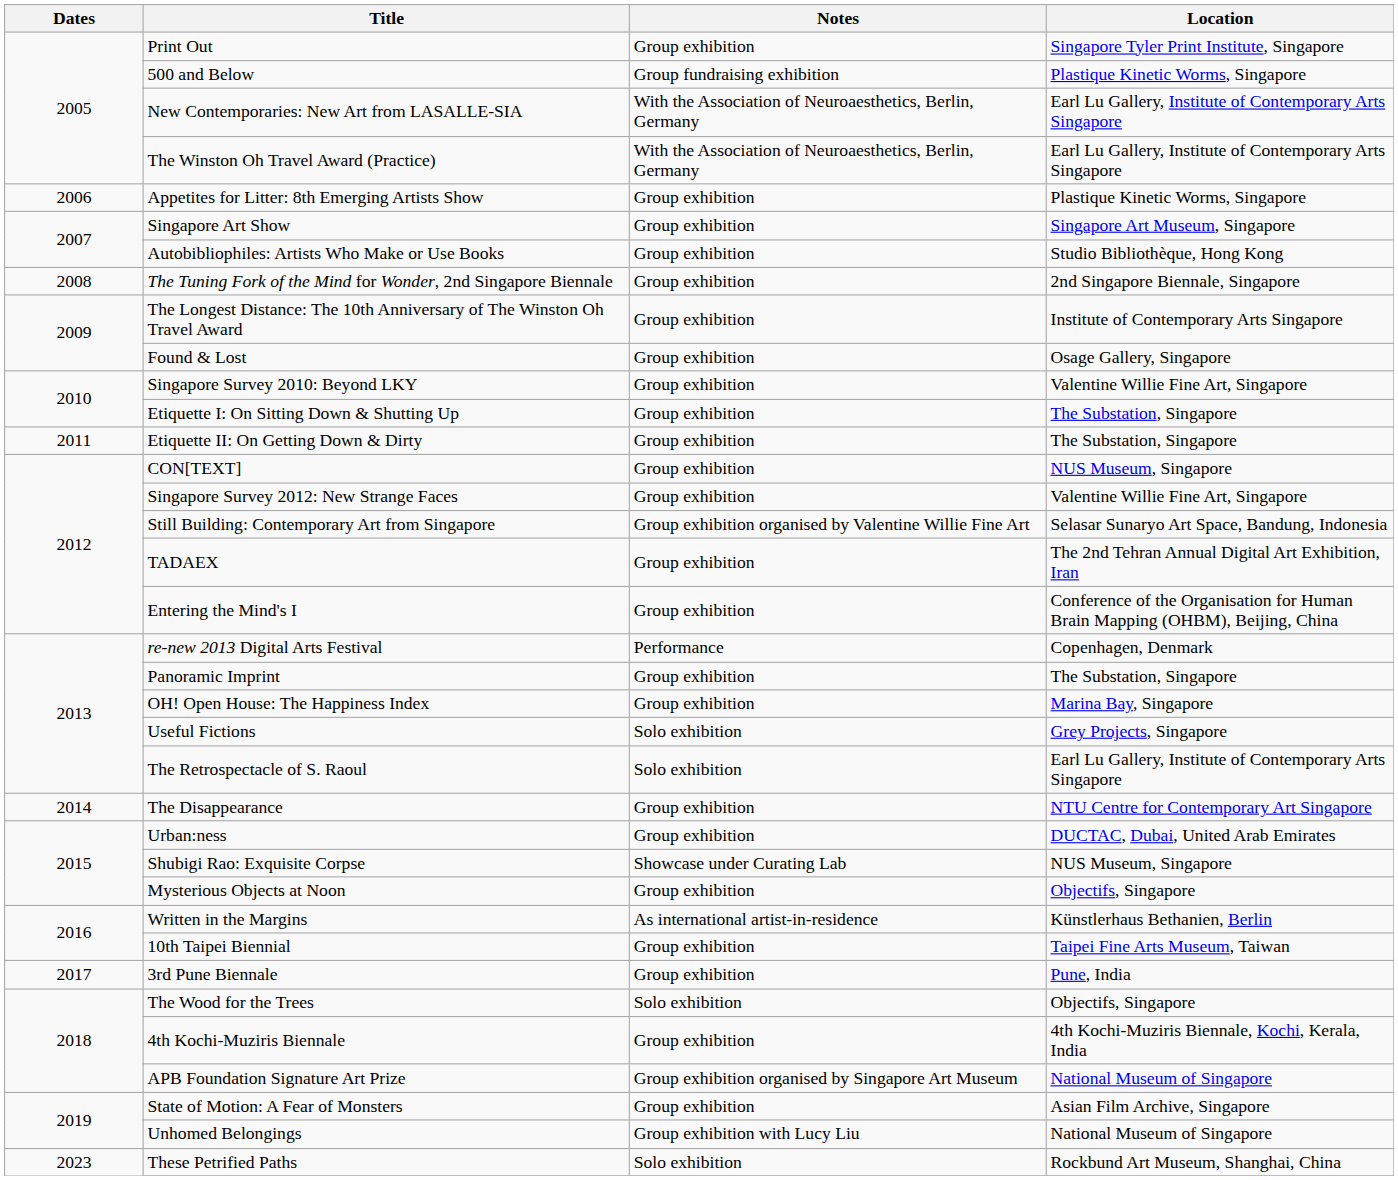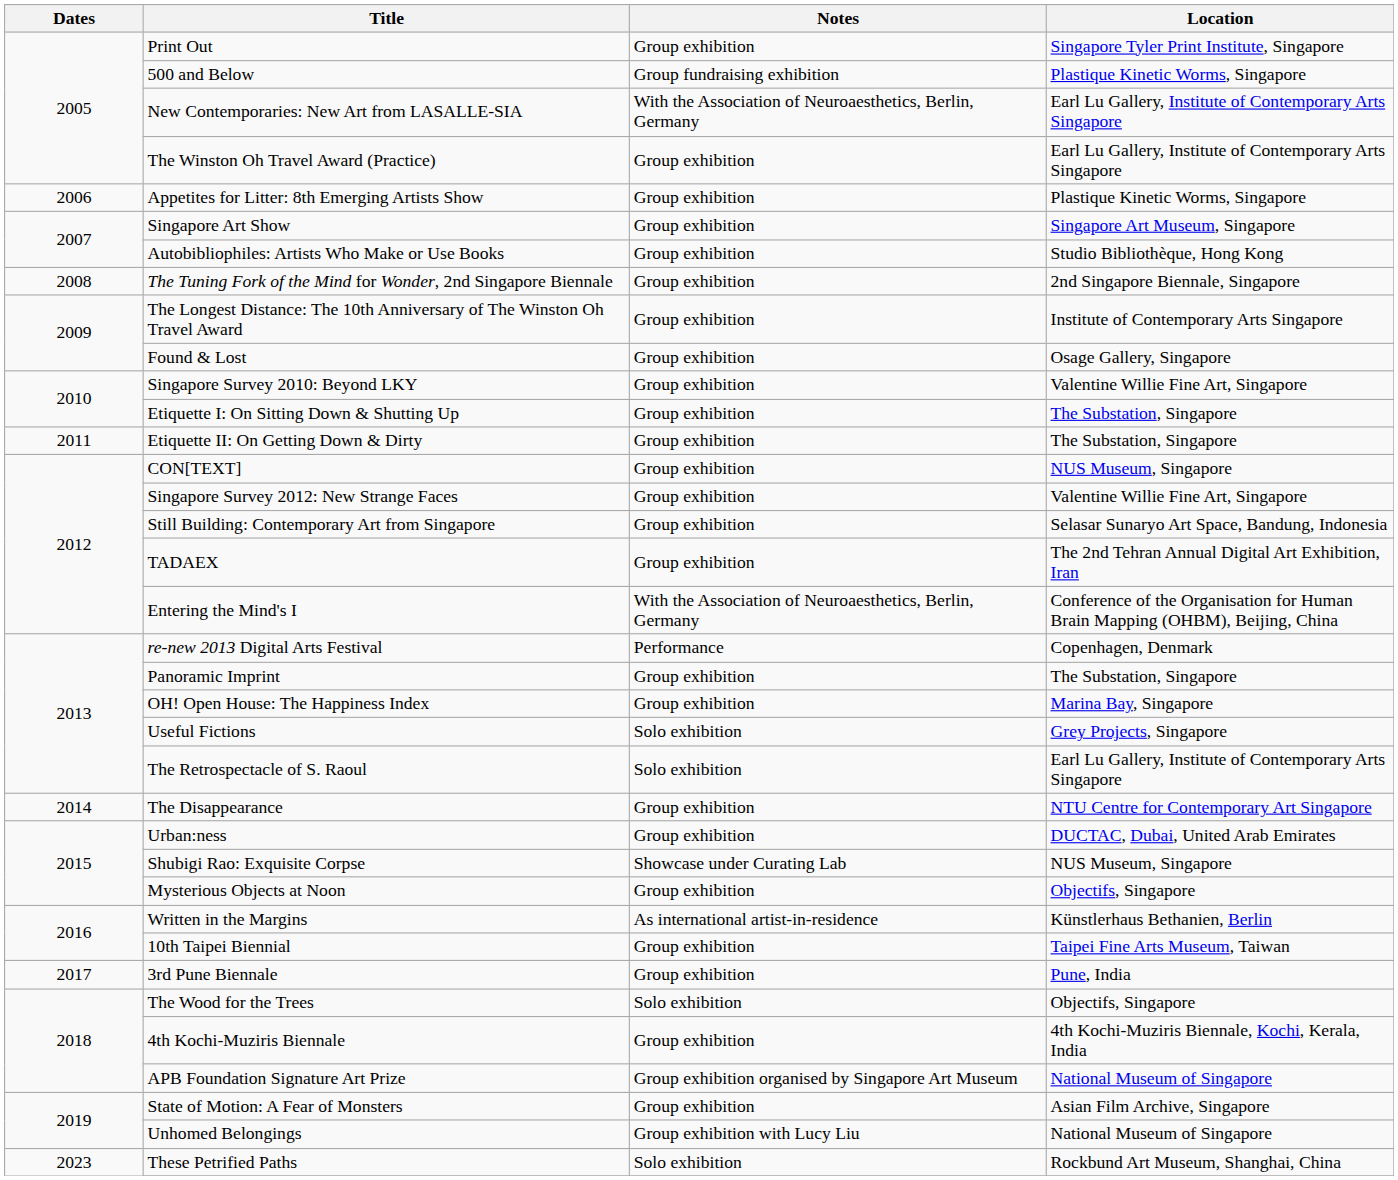(804, 159) With the Association of Neuroaesthetics, Berlin, Germany -> (694, 159) Group exhibition
(832, 524) Group exhibition organised by Valentine Willie Fine Art -> (694, 524) Group exhibition
(694, 609) Group exhibition -> (804, 609) With the Association of Neuroaesthetics, Berlin, Germany
